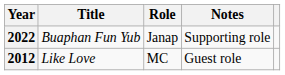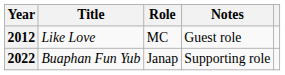rows swapped: (21, 59) <-> (21, 37)
